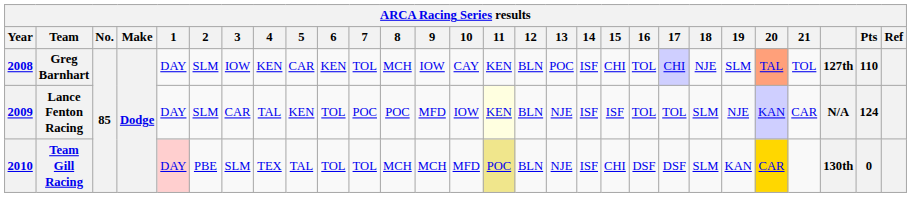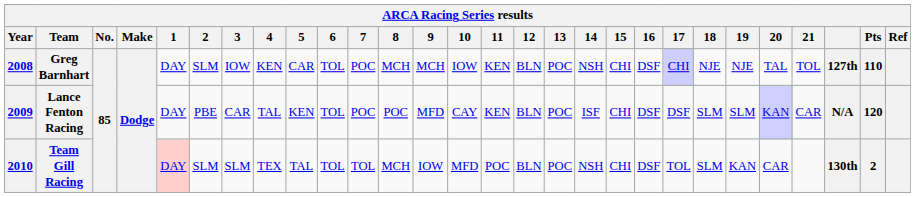(333, 66) KEN -> (333, 66) TOL
(365, 66) TOL -> (363, 66) POC
(432, 66) IOW -> (431, 66) MCH
(466, 66) CAY -> (465, 66) IOW
(589, 66) ISF -> (591, 66) NSH
(644, 66) TOL -> (649, 66) DSF
(738, 66) SLM -> (742, 66) NJE
(772, 66) lightsalmon background -> (776, 66) no background
(205, 112) SLM -> (205, 112) PBE
(466, 112) IOW -> (465, 112) CAY
(499, 112) lightyellow background -> (497, 112) no background
(561, 112) NJE -> (560, 112) POC
(615, 112) ISF -> (620, 112) CHI
(644, 112) TOL -> (649, 112) DSF
(674, 112) TOL -> (679, 112) DSF
(738, 112) NJE -> (742, 112) SLM
(869, 112) 124 -> (873, 112) 120
(205, 165) PBE -> (205, 165) SLM
(432, 165) MCH -> (431, 165) IOW
(499, 165) khaki background -> (497, 165) no background
(561, 165) NJE -> (560, 165) POC
(589, 165) ISF -> (591, 165) NSH
(674, 165) DSF -> (679, 165) TOL
(772, 165) gold background -> (776, 165) no background
(869, 165) 0 -> (873, 165) 2
